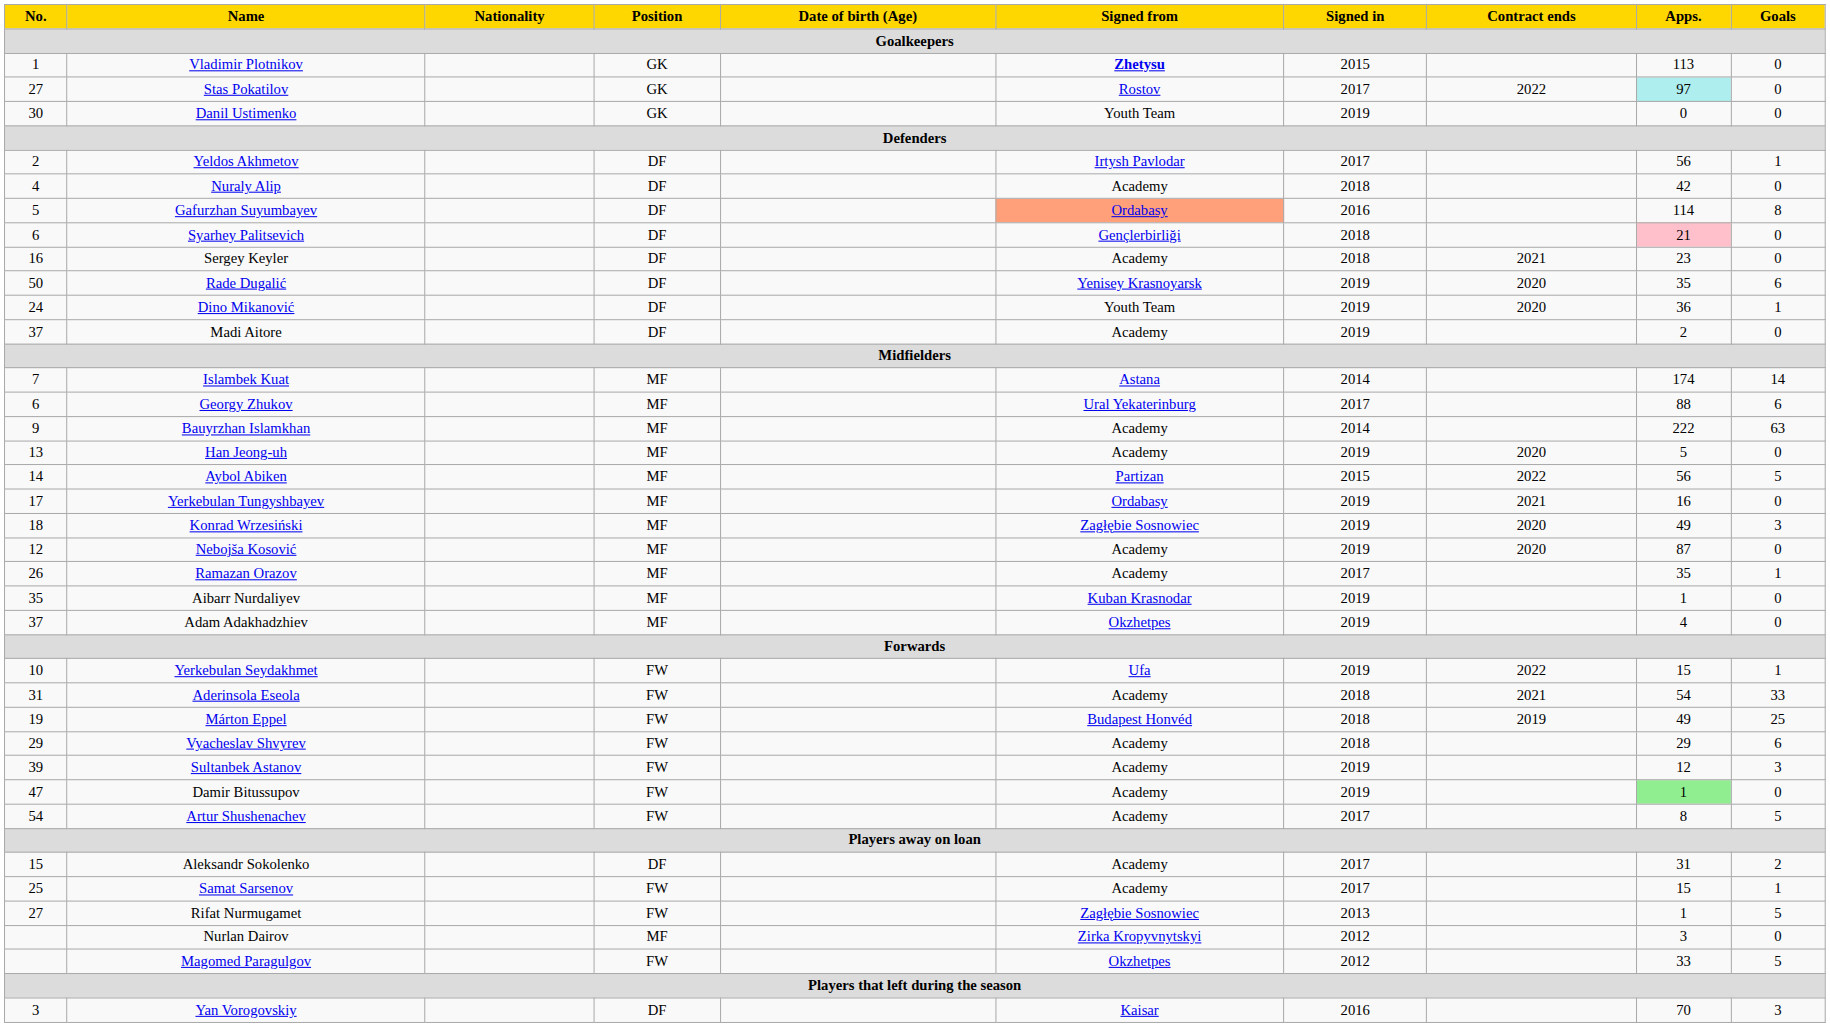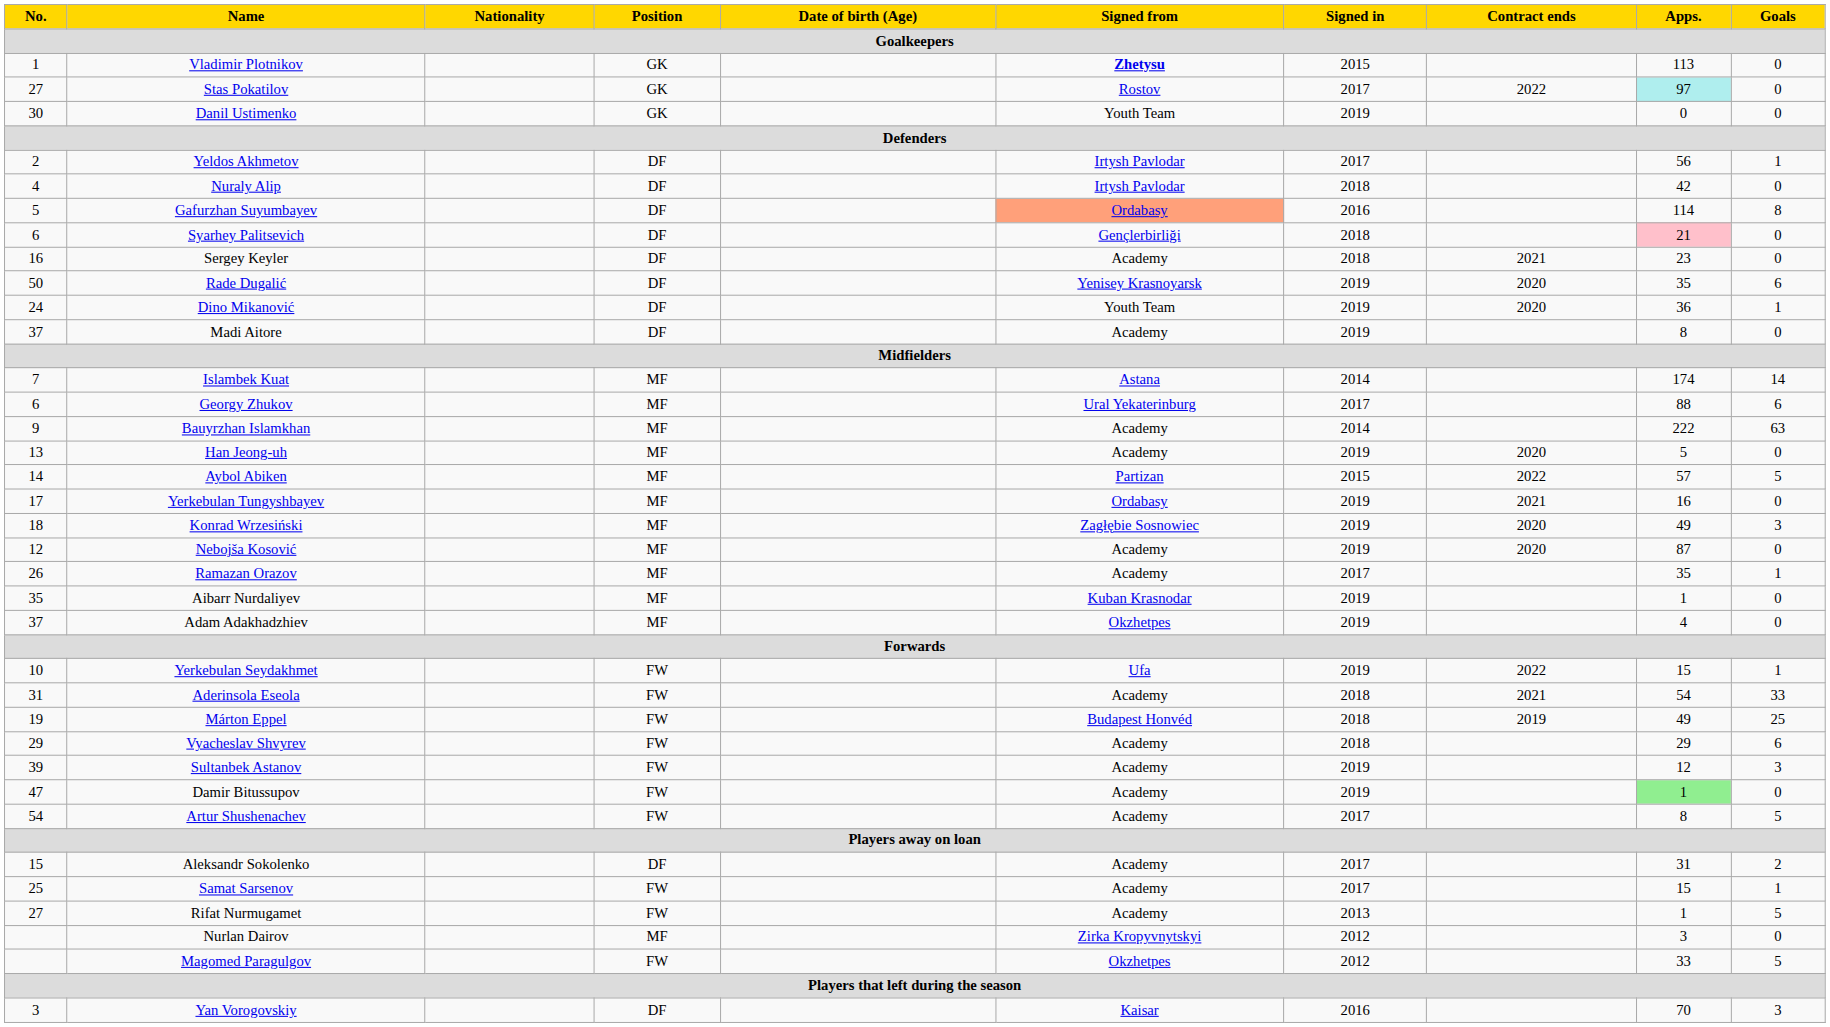(1140, 186) Academy -> (1140, 186) Irtysh Pavlodar
(1683, 331) 2 -> (1683, 331) 8
(1683, 477) 56 -> (1683, 477) 57
(1140, 913) Zagłębie Sosnowiec -> (1140, 913) Academy
